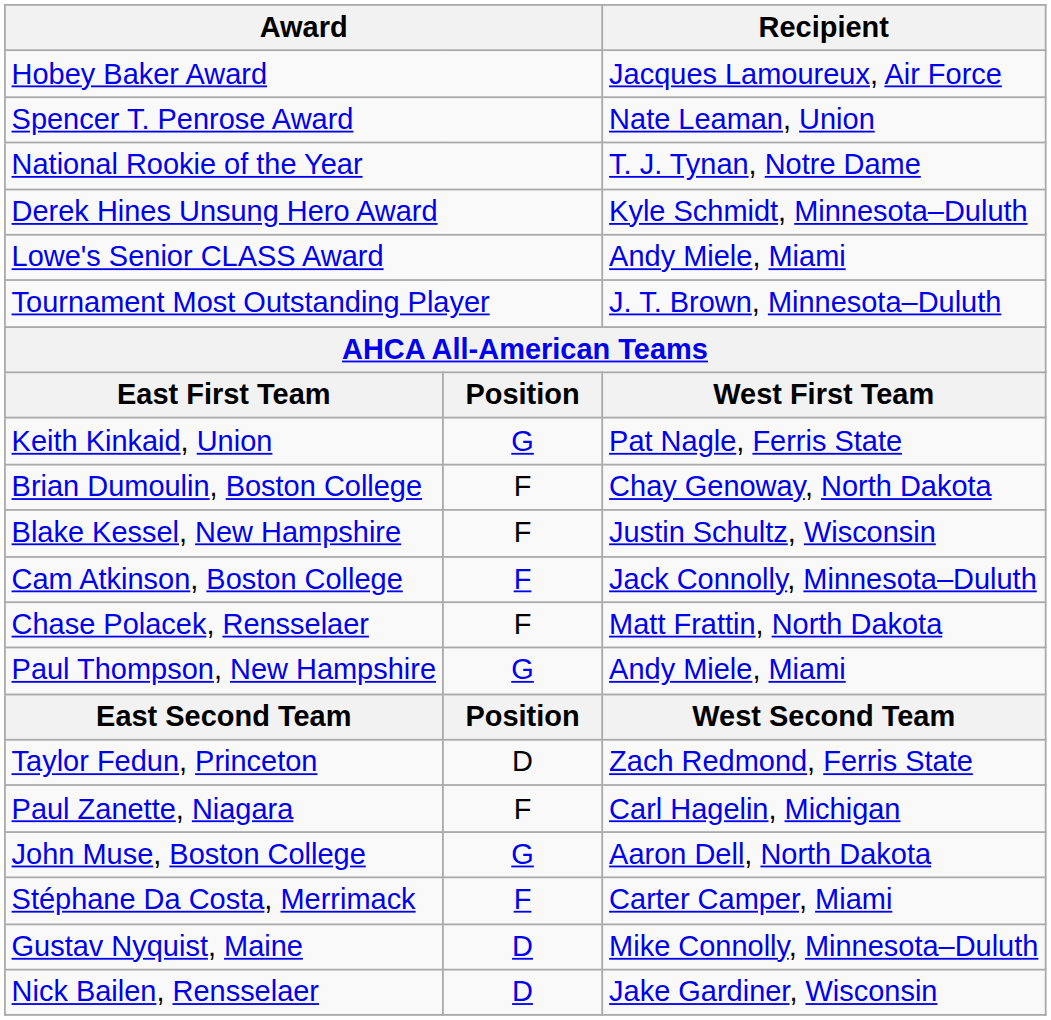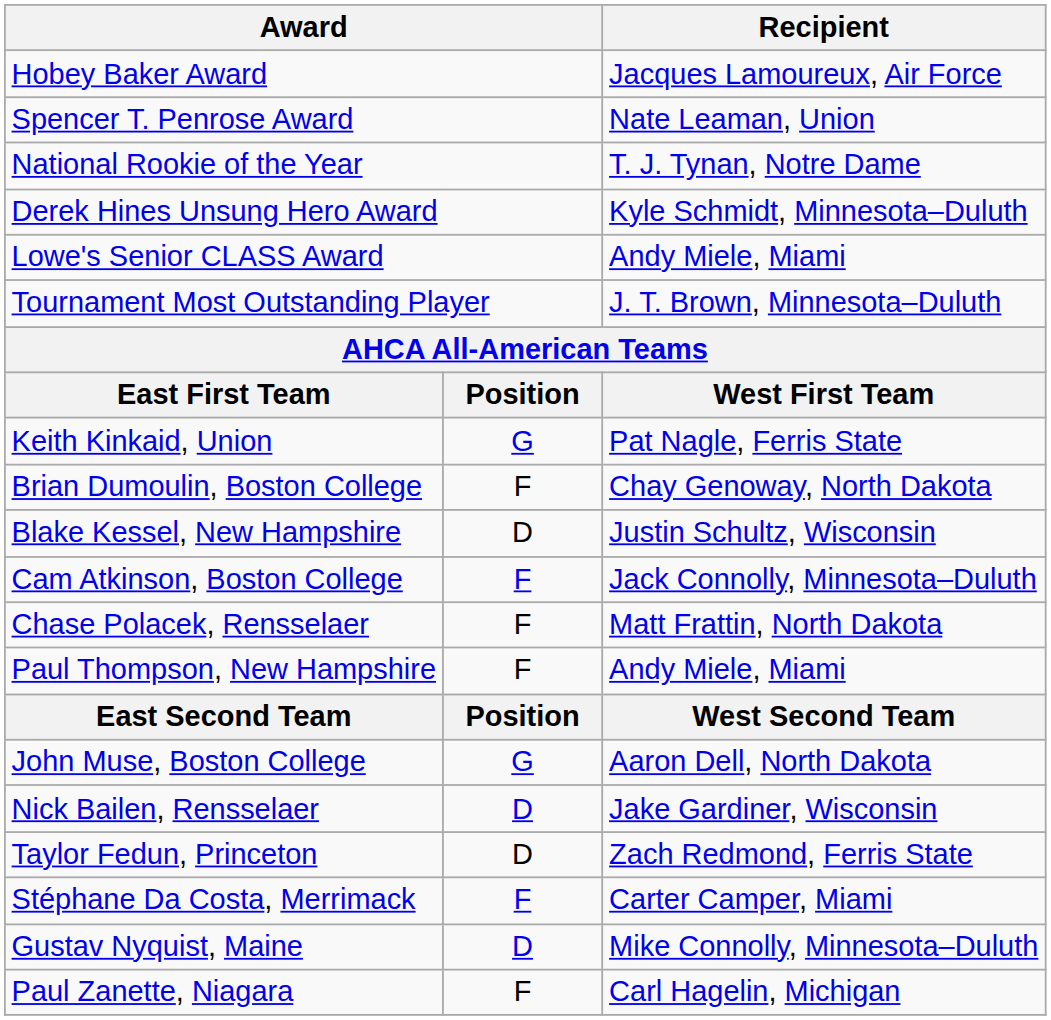(523, 532) F -> (523, 532) D
(523, 670) G -> (523, 670) F
rows swapped: (189, 854) <-> (165, 762)
rows swapped: (165, 991) <-> (152, 808)
